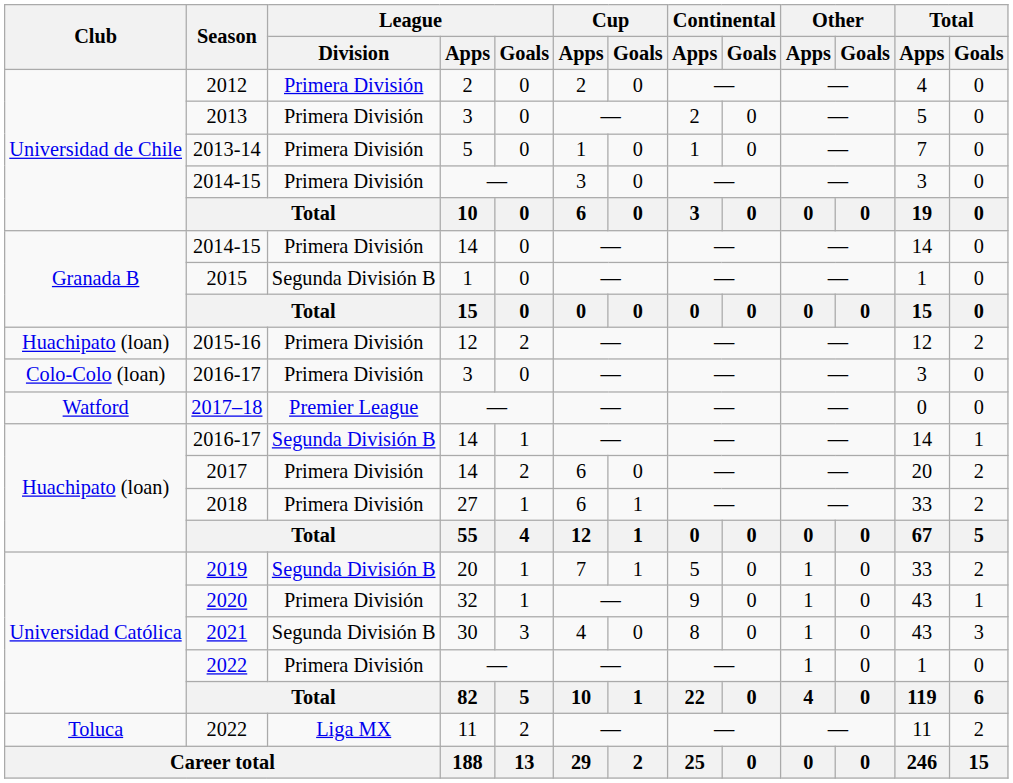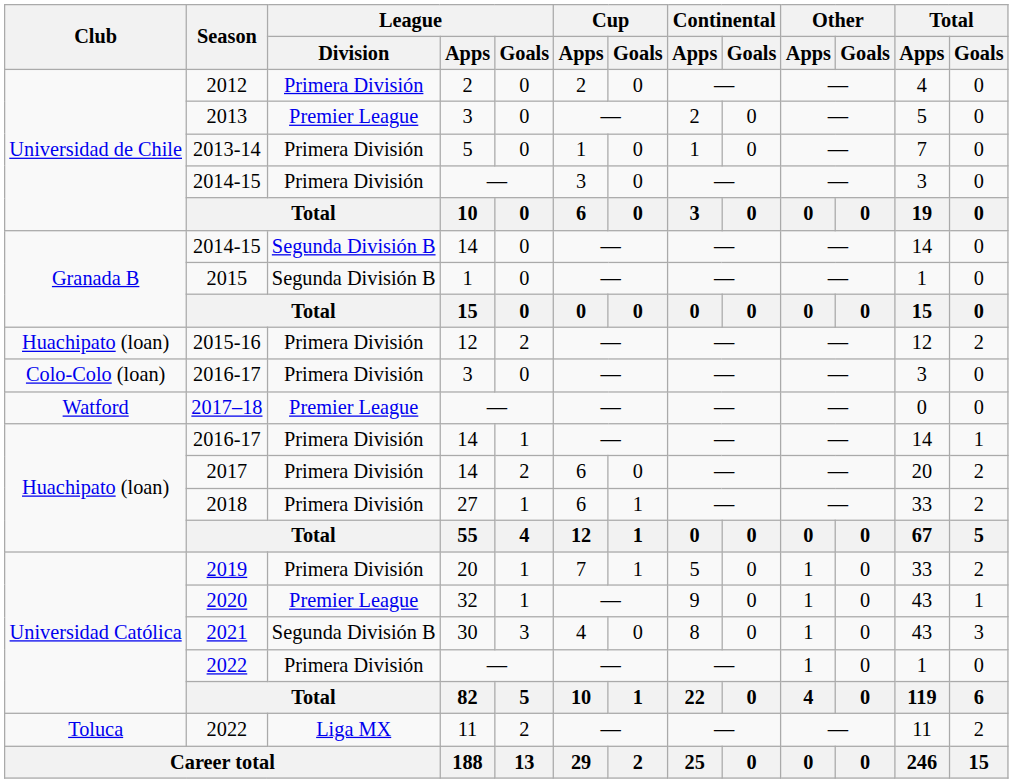(354, 117) Primera División -> (354, 117) Premier League
(354, 246) Primera División -> (354, 246) Segunda División B
(354, 439) Segunda División B -> (354, 439) Primera División
(354, 568) Segunda División B -> (354, 568) Primera División
(354, 600) Primera División -> (354, 600) Premier League
